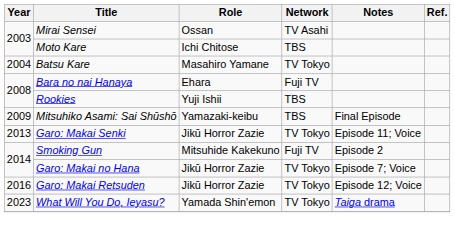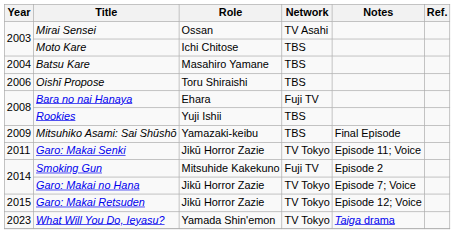(307, 64) TV Tokyo -> (295, 64) TBS
+ row: (70, 82)
(19, 133) 2013 -> (19, 151) 2011
(19, 185) 2016 -> (19, 202) 2015
